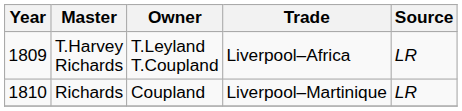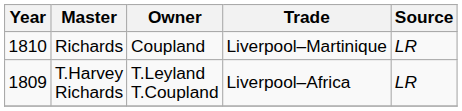rows swapped: (89, 55) <-> (89, 92)
